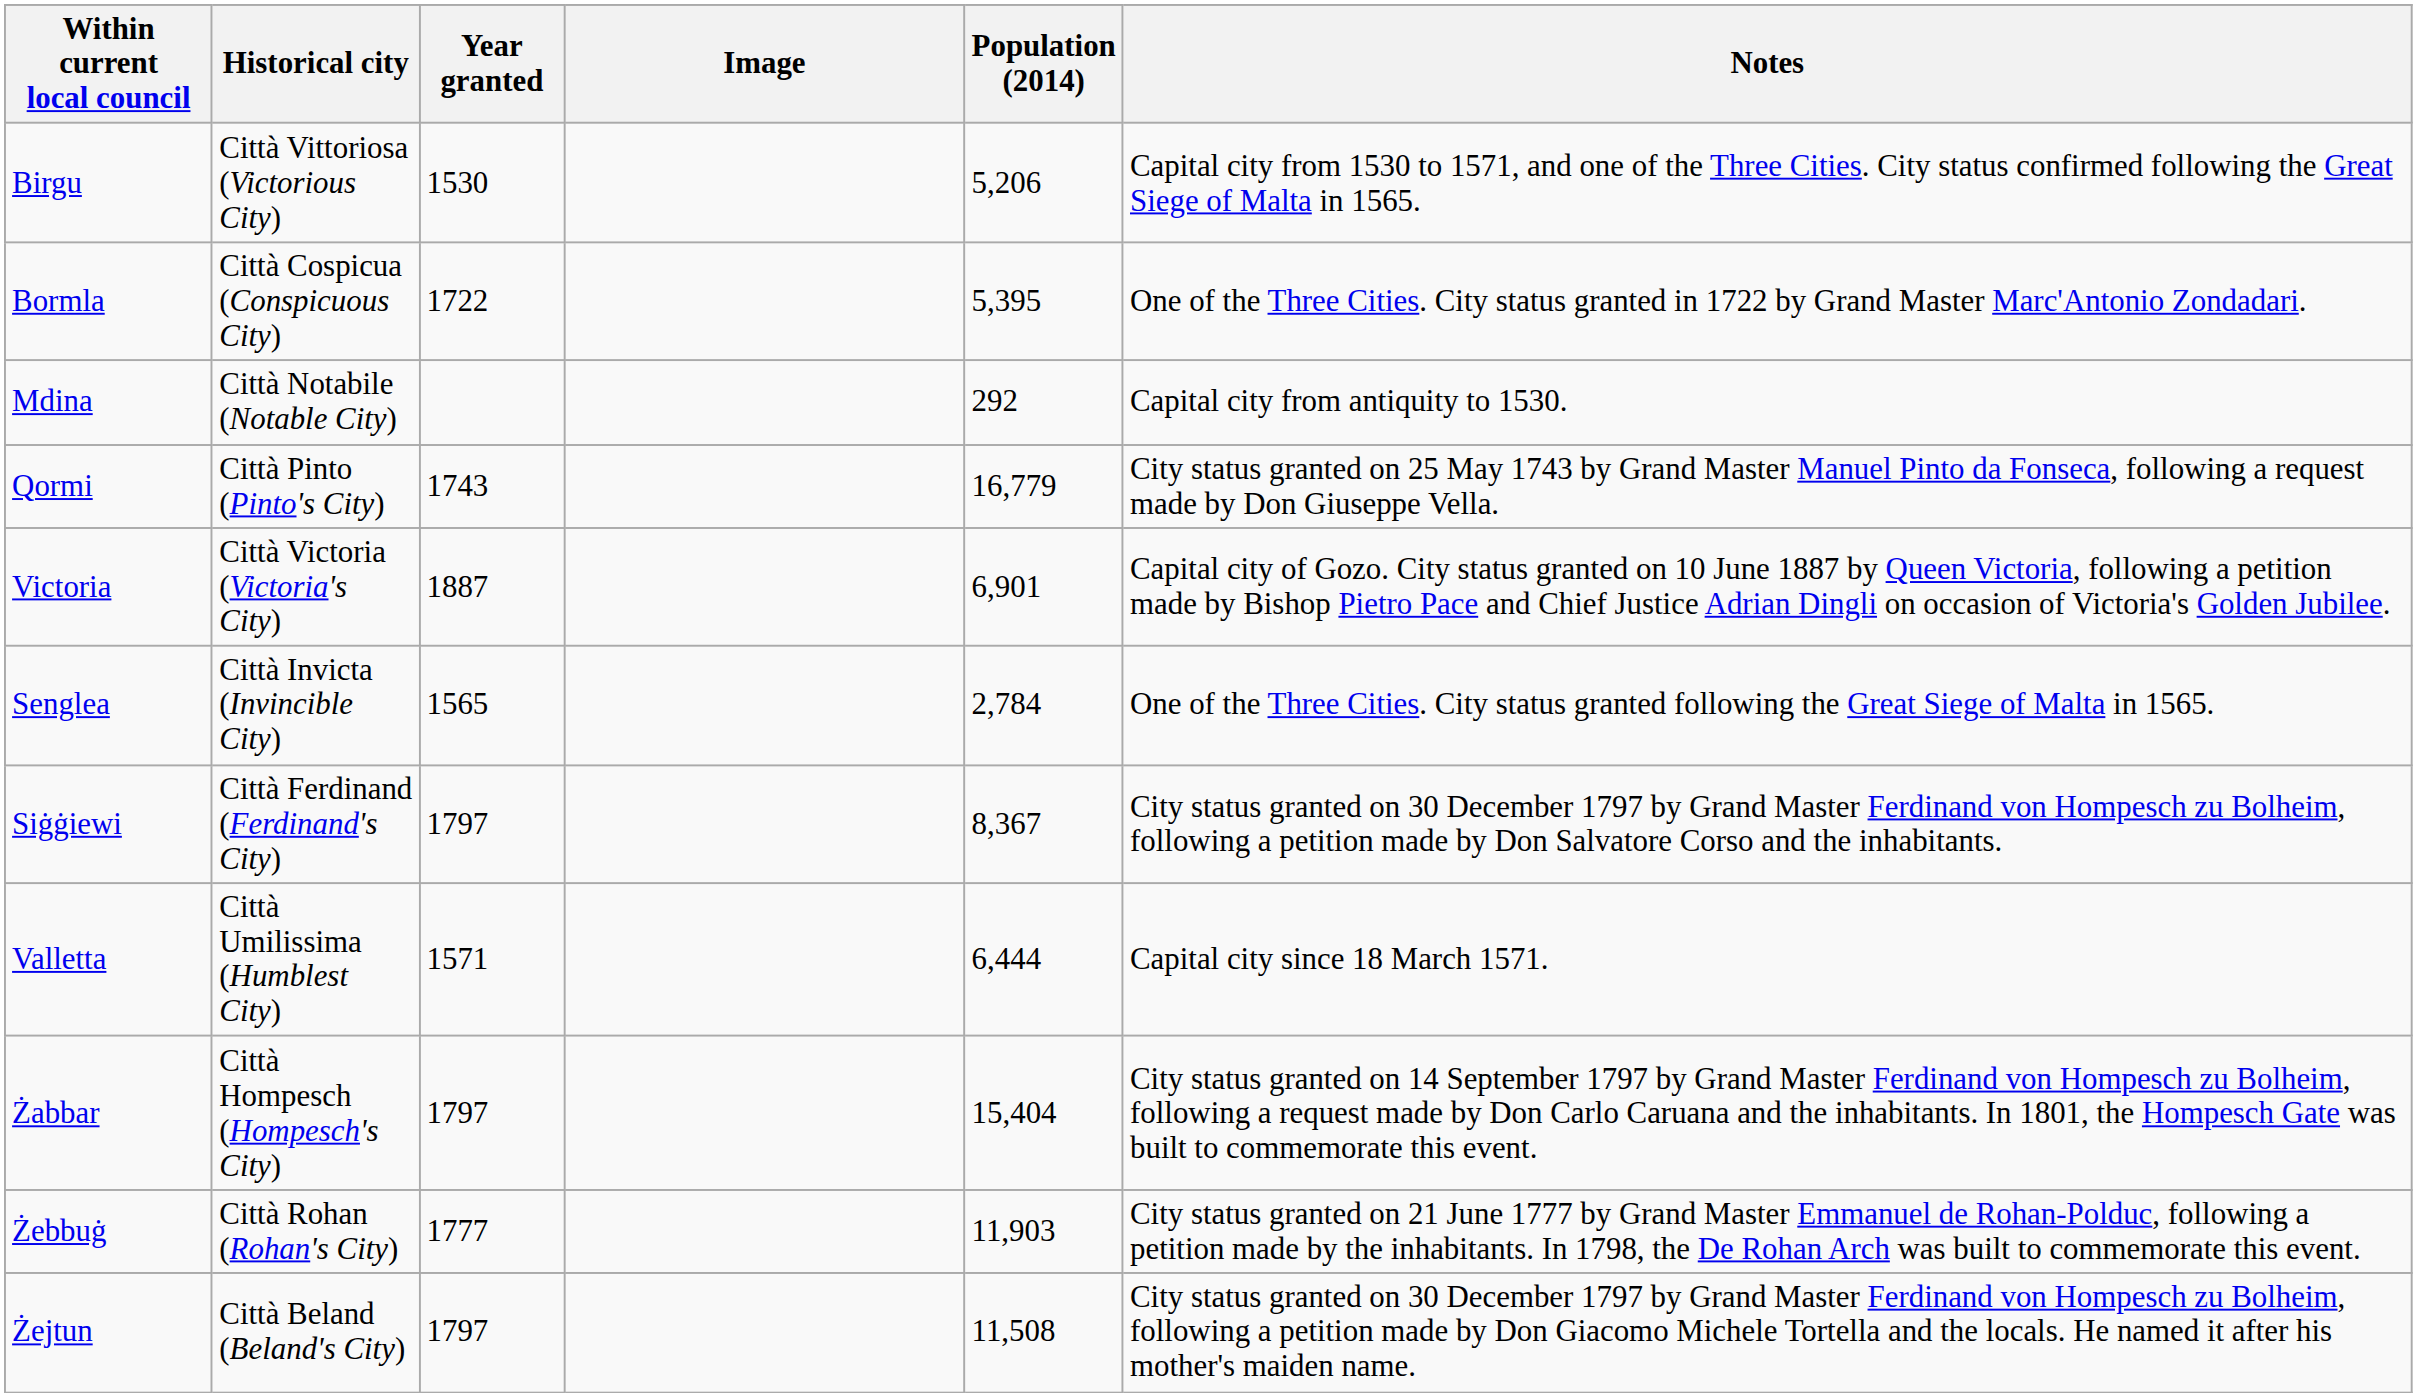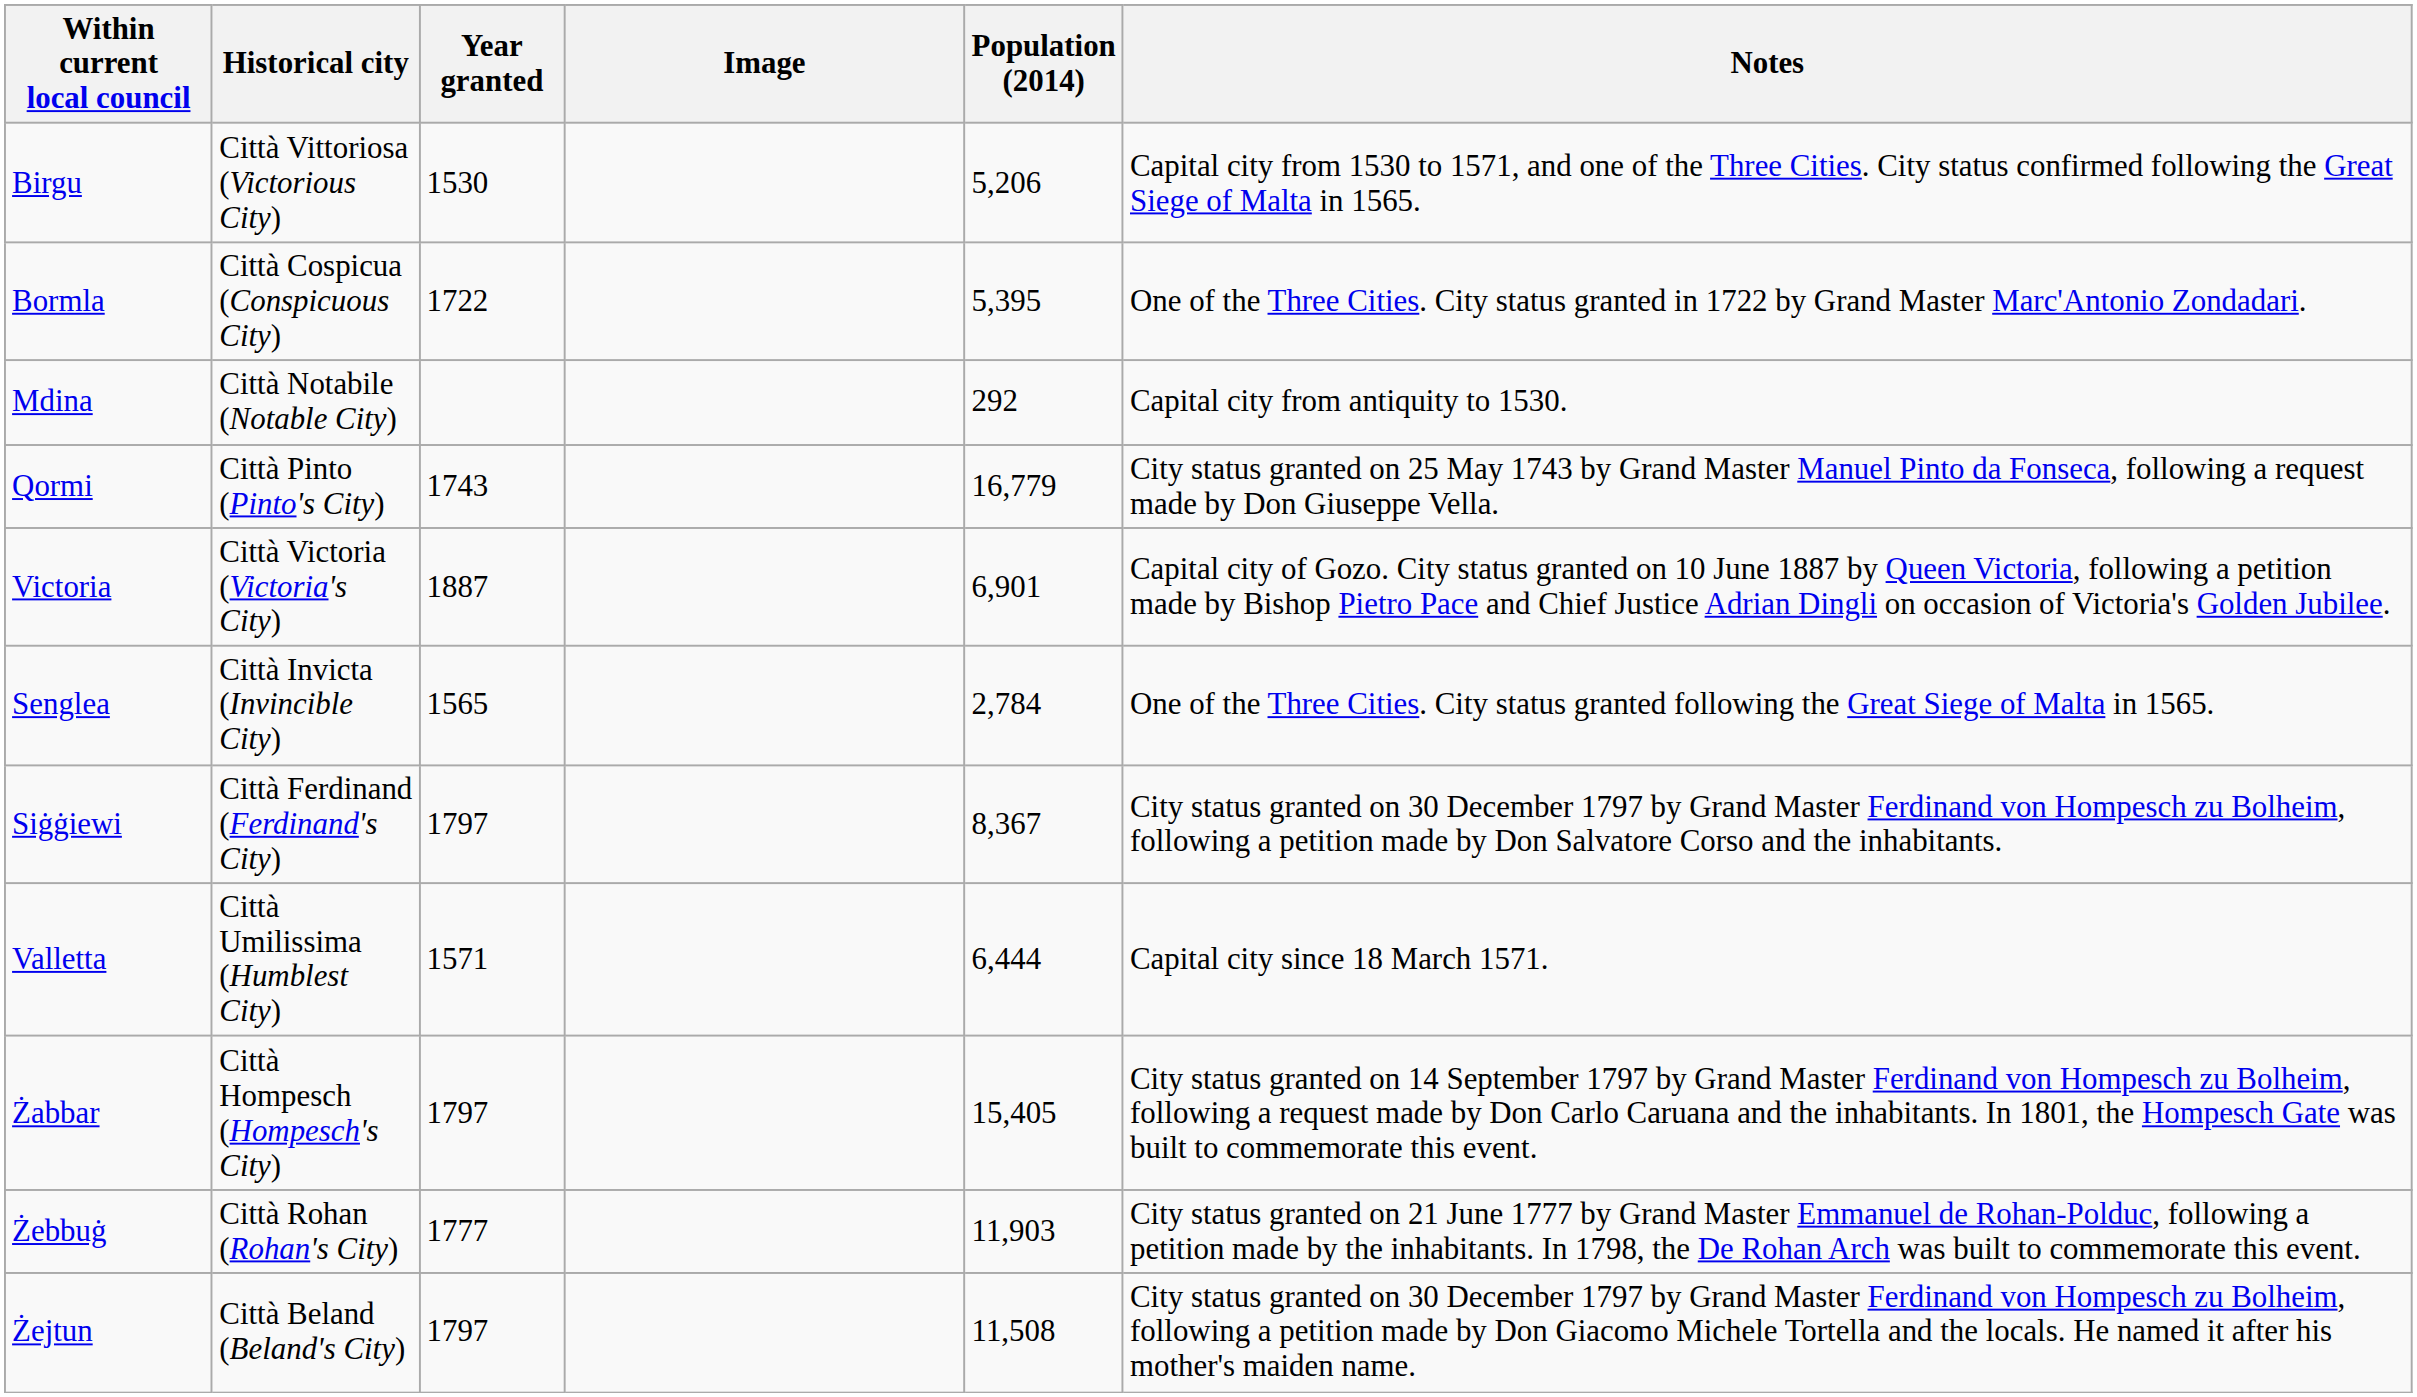(1014, 1112) 15,404 -> (1014, 1112) 15,405
